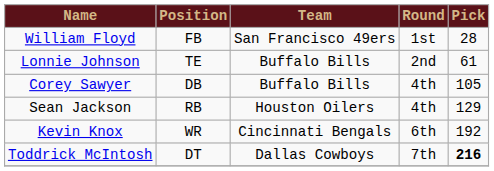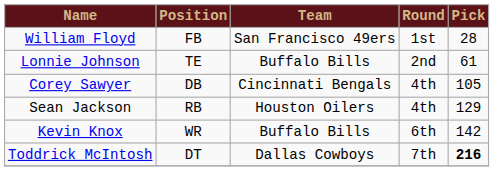(315, 85) Buffalo Bills -> (315, 85) Cincinnati Bengals
(315, 132) Cincinnati Bengals -> (315, 132) Buffalo Bills
(469, 132) 192 -> (469, 132) 142
